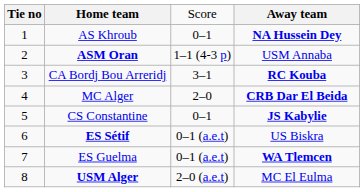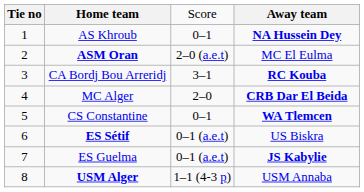(202, 55) 1–1 (4-3 p) -> (202, 55) 2–0 (a.e.t)
(297, 55) USM Annaba -> (297, 55) MC El Eulma
(297, 116) JS Kabylie -> (297, 116) WA Tlemcen
(297, 156) WA Tlemcen -> (297, 156) JS Kabylie
(202, 177) 2–0 (a.e.t) -> (202, 177) 1–1 (4-3 p)
(297, 177) MC El Eulma -> (297, 177) USM Annaba
